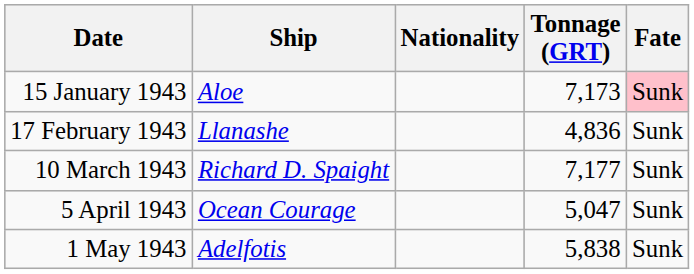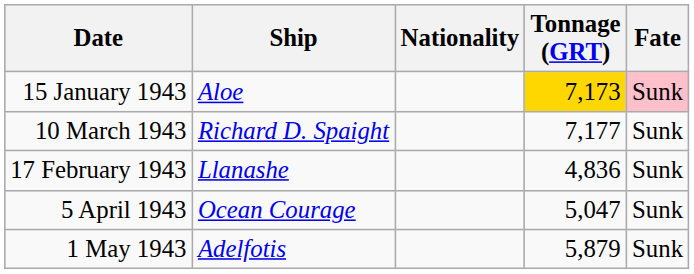(593, 91) no background -> (593, 91) gold background
rows swapped: (98, 130) <-> (111, 170)
(593, 248) 5,838 -> (593, 248) 5,879
